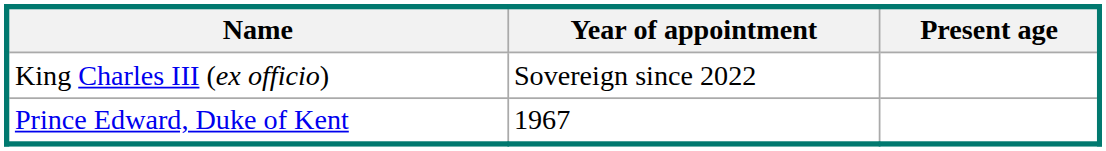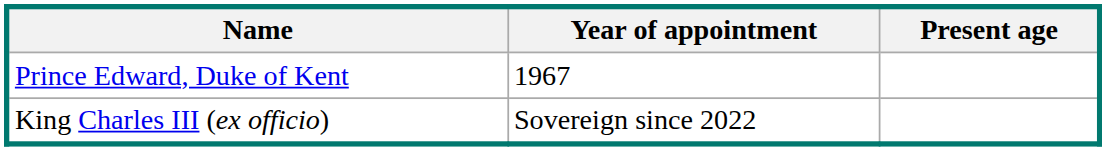rows swapped: (172, 75) <-> (182, 119)
